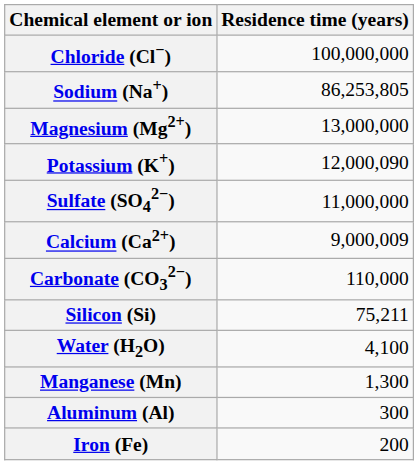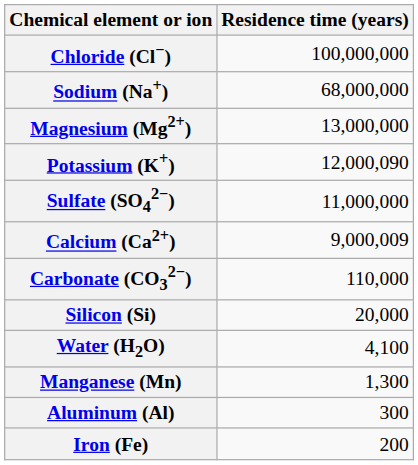(365, 89) 86,253,805 -> (365, 89) 68,000,000
(382, 314) 75,211 -> (382, 314) 20,000
